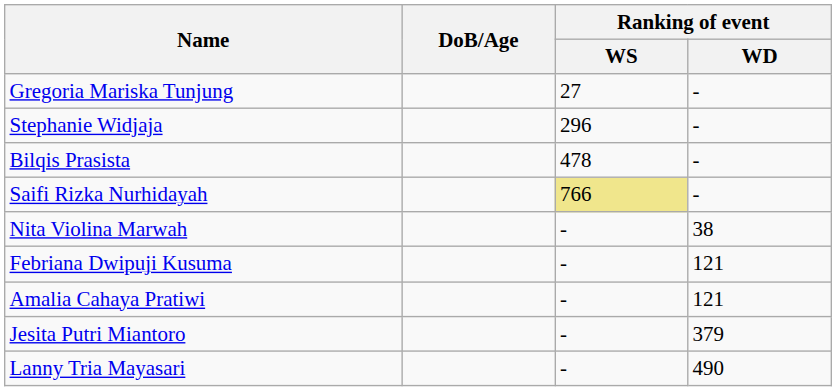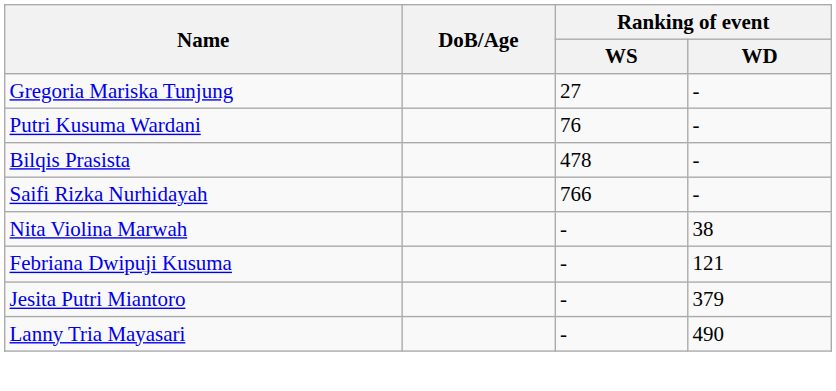+ row: (105, 125)
- row: (86, 125)
(576, 194) khaki background -> (576, 194) no background
- row: (107, 298)
